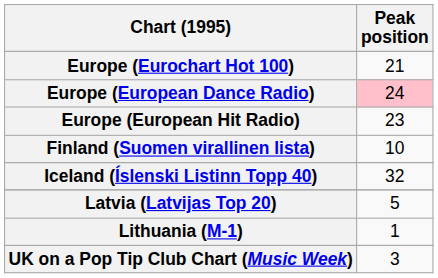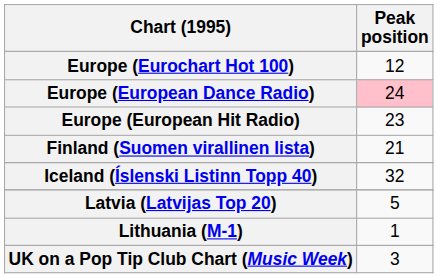(395, 65) 21 -> (395, 65) 12
(395, 148) 10 -> (395, 148) 21
